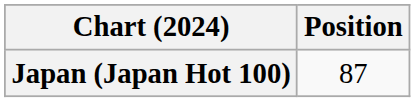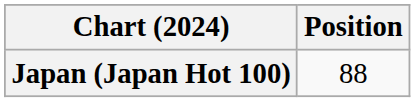(353, 72) 87 -> (353, 72) 88
